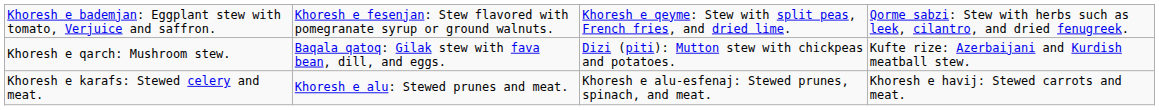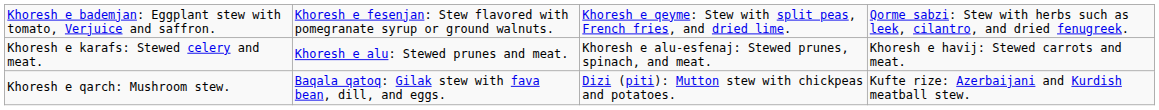rows swapped: (133, 88) <-> (119, 54)
